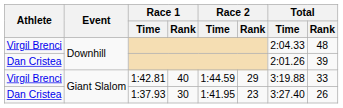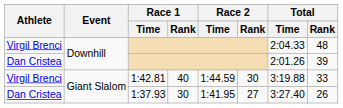(253, 78) 29 -> (253, 78) 30
(253, 95) 23 -> (253, 95) 27
